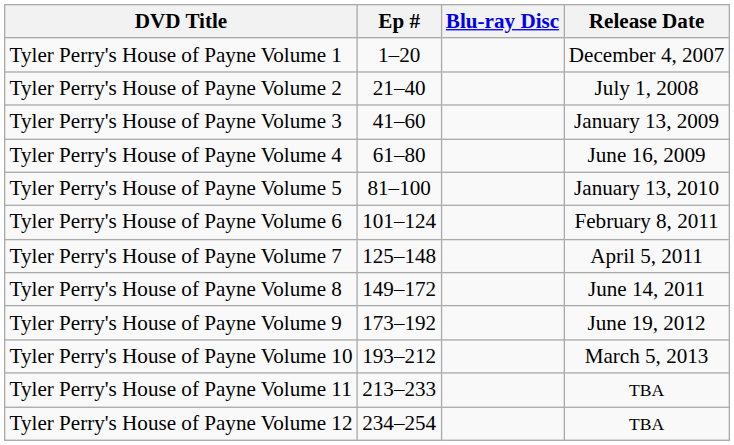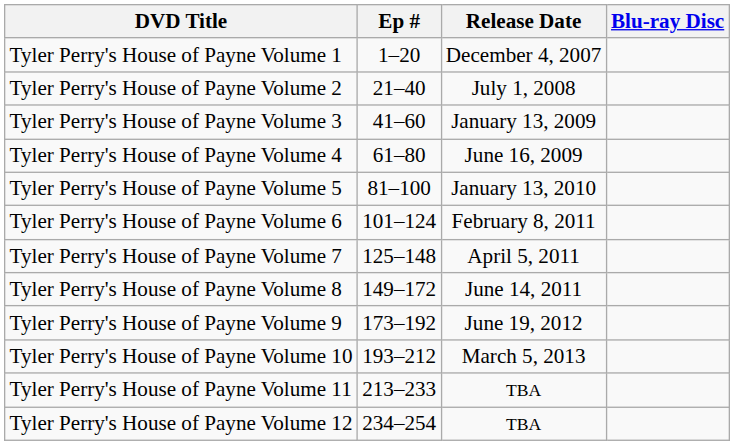columns swapped: (647, 21) <-> (502, 21)
